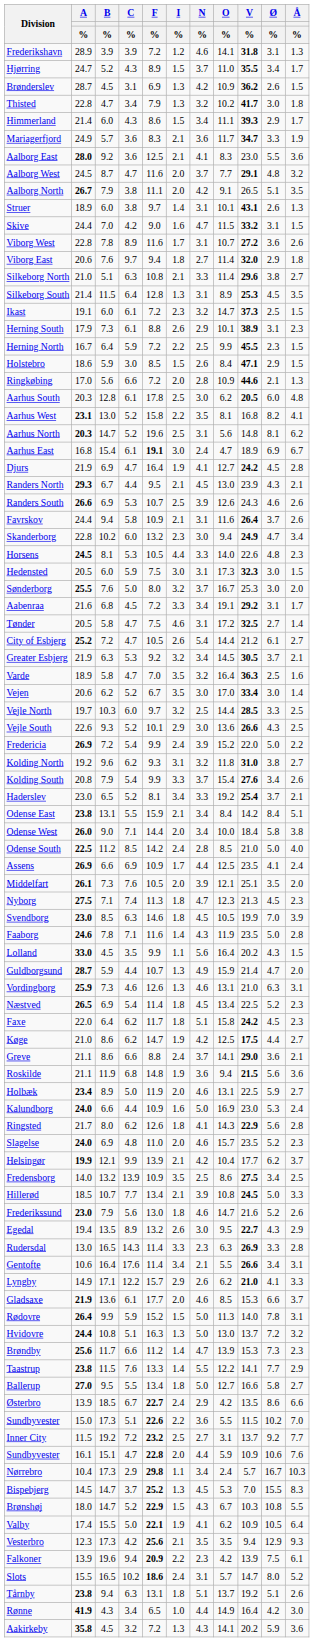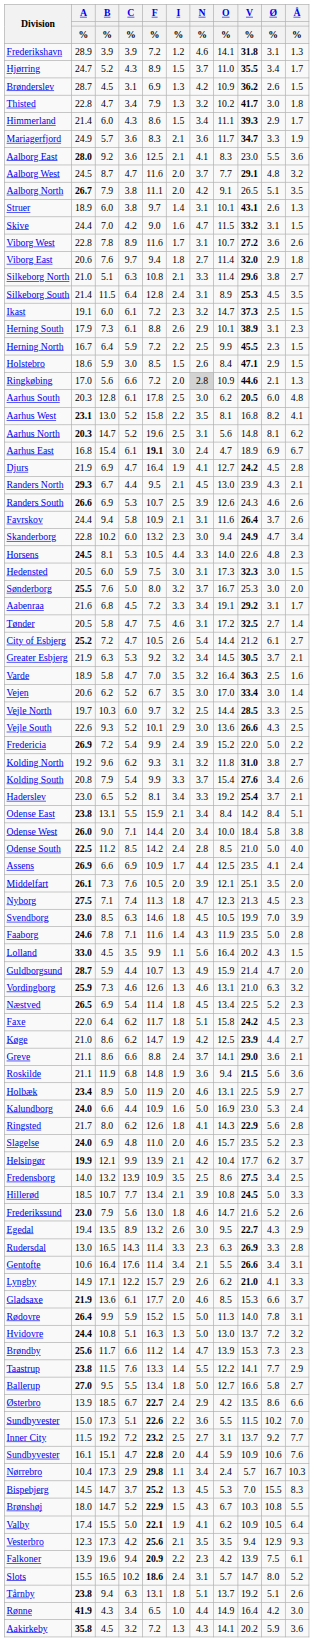(178, 294) 1.3 -> (178, 294) 2.4
(202, 381) no background -> (202, 381) lightgrey background
(297, 987) 3.1 -> (297, 987) 3.2
(249, 1039) 17.5 -> (249, 1039) 23.9
